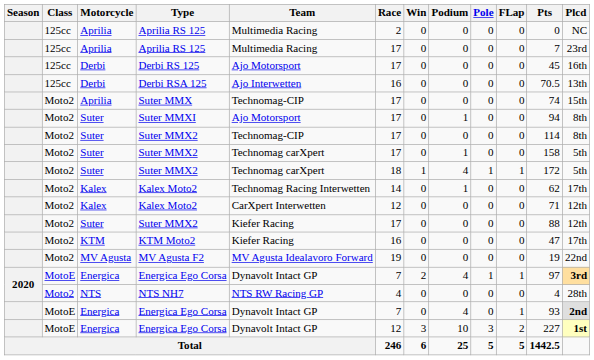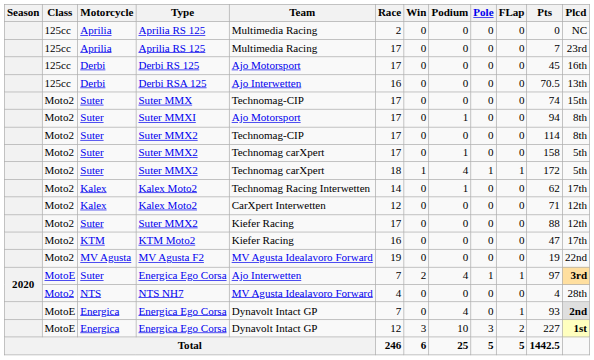(96, 100) Aprilia -> (92, 100) Suter
(100, 275) Energica -> (92, 275) Suter
(275, 275) Dynavolt Intact GP -> (266, 275) Ajo Interwetten
(277, 293) NTS RW Racing GP -> (302, 293) MV Agusta Idealavoro Forward
